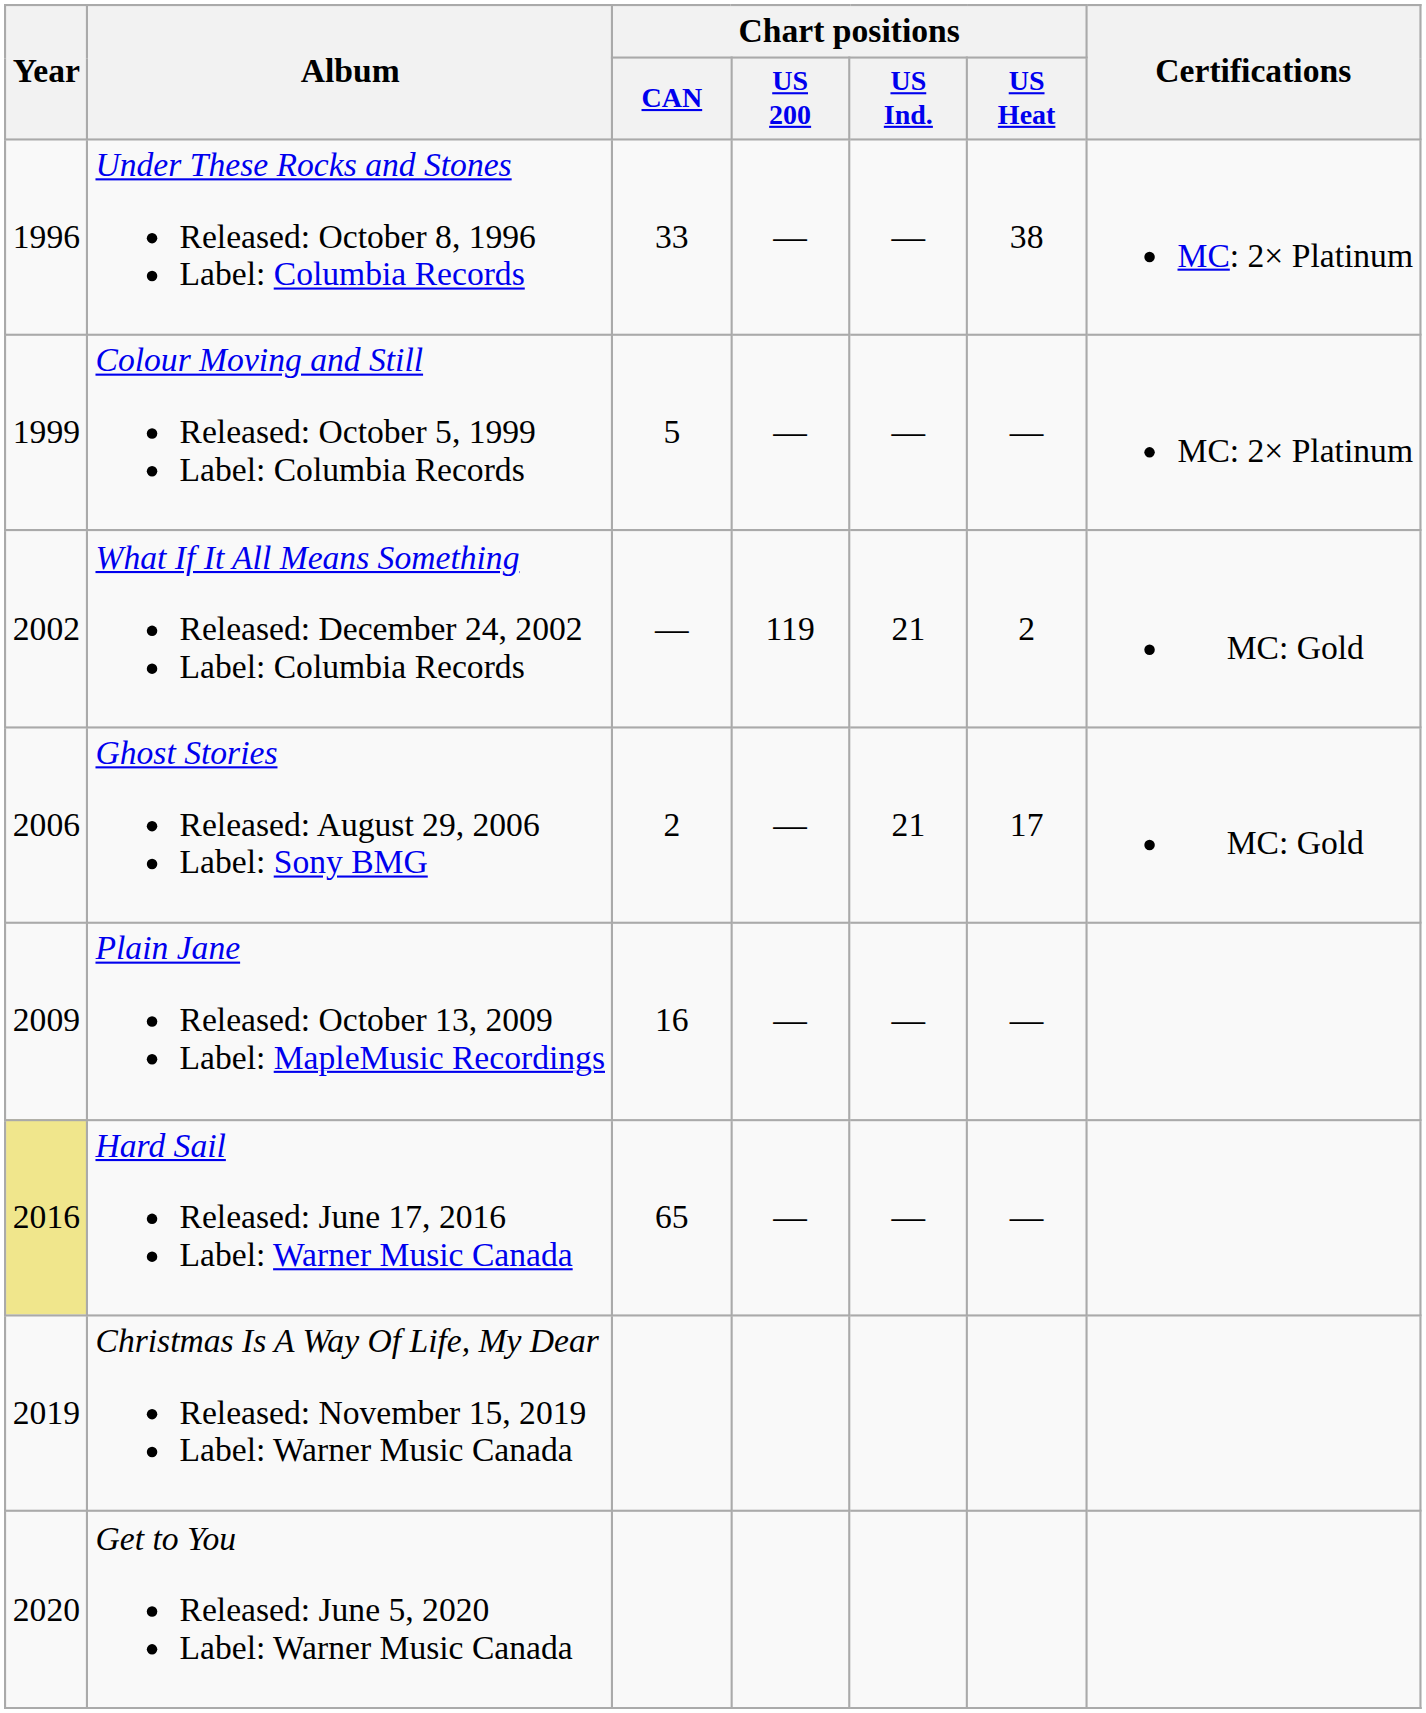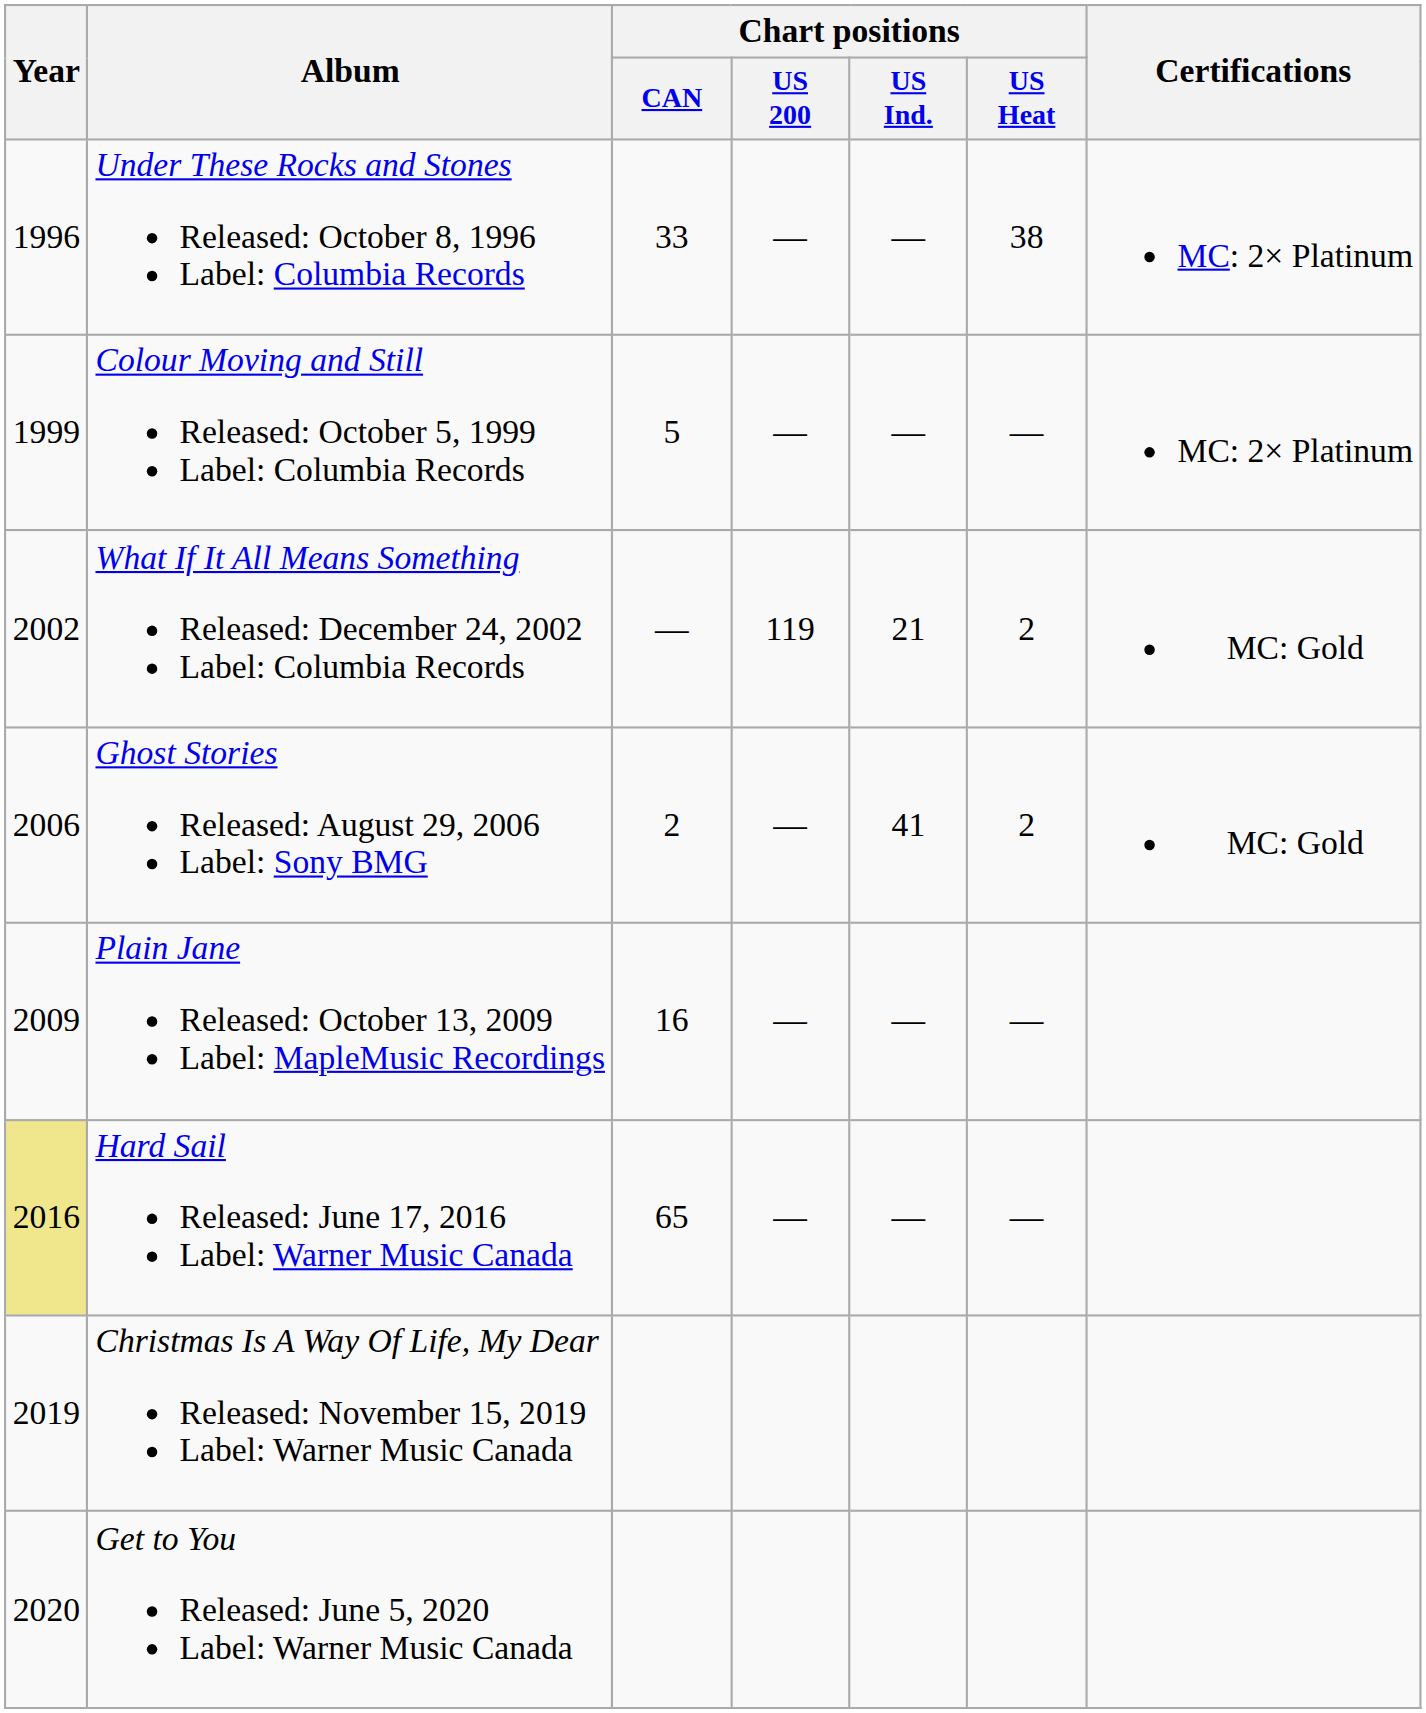(908, 824) 21 -> (908, 824) 41
(1027, 824) 17 -> (1027, 824) 2
